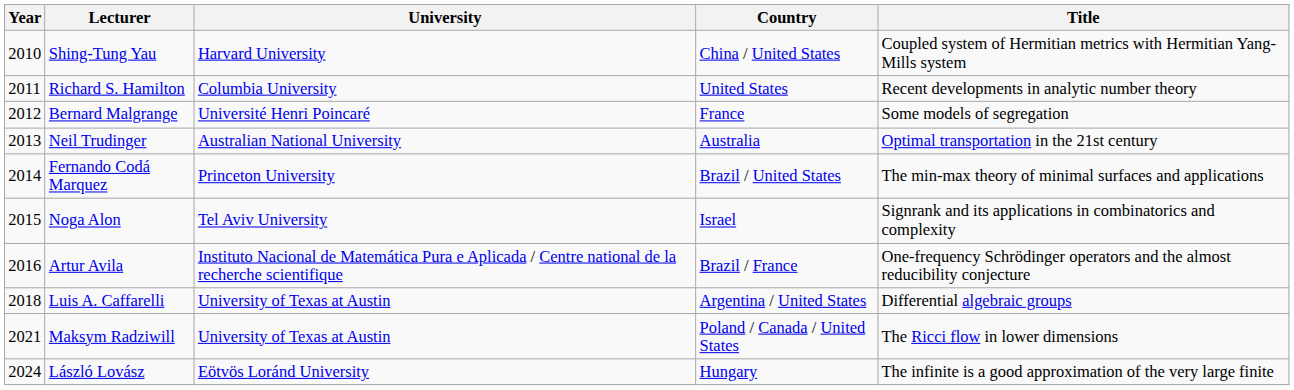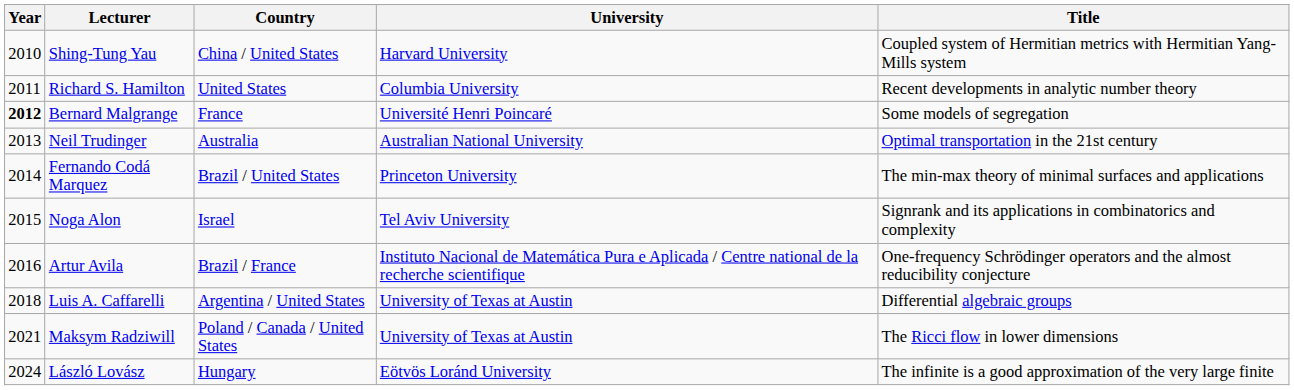columns swapped: (445, 17) <-> (787, 17)
(25, 114) normal -> (25, 114) bold
